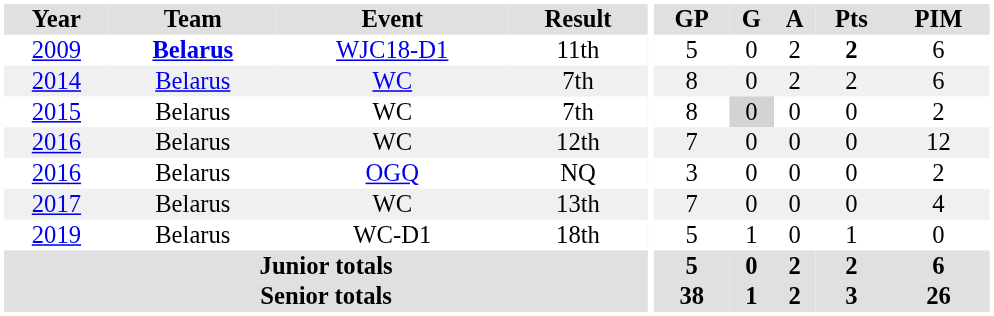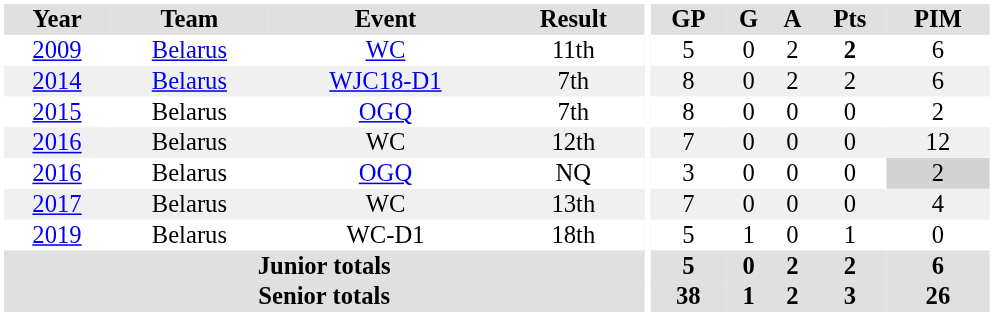(193, 49) bold -> (189, 49) normal
(392, 49) WJC18-D1 -> (385, 49) WC
(392, 80) WC -> (385, 80) WJC18-D1
(392, 111) WC -> (385, 111) OGQ
(751, 111) lightgrey background -> (749, 111) no background
(938, 173) no background -> (938, 173) lightgrey background
